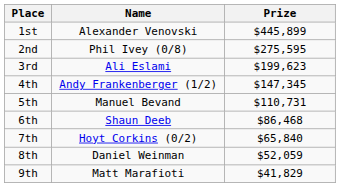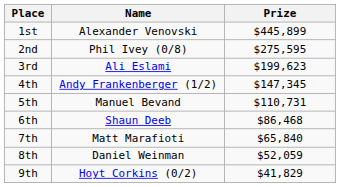(138, 138) Hoyt Corkins (0/2) -> (138, 138) Matt Marafioti
(138, 173) Matt Marafioti -> (138, 173) Hoyt Corkins (0/2)
